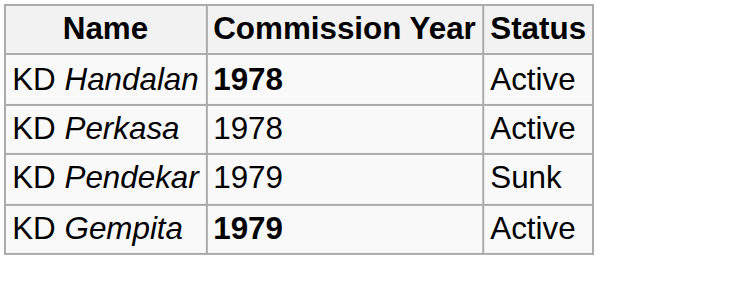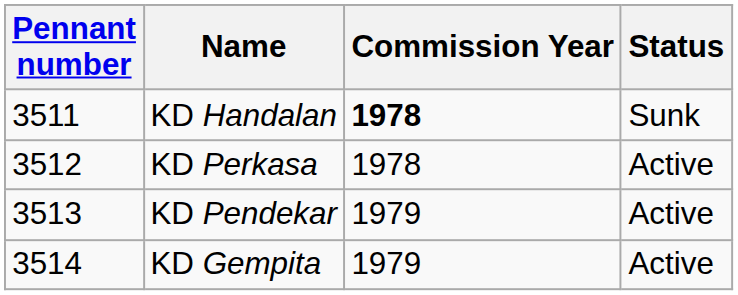+ column: (74, 47)
(533, 79) Active -> (664, 114) Sunk
(526, 178) Sunk -> (671, 213) Active
(248, 228) bold -> (386, 263) normal
